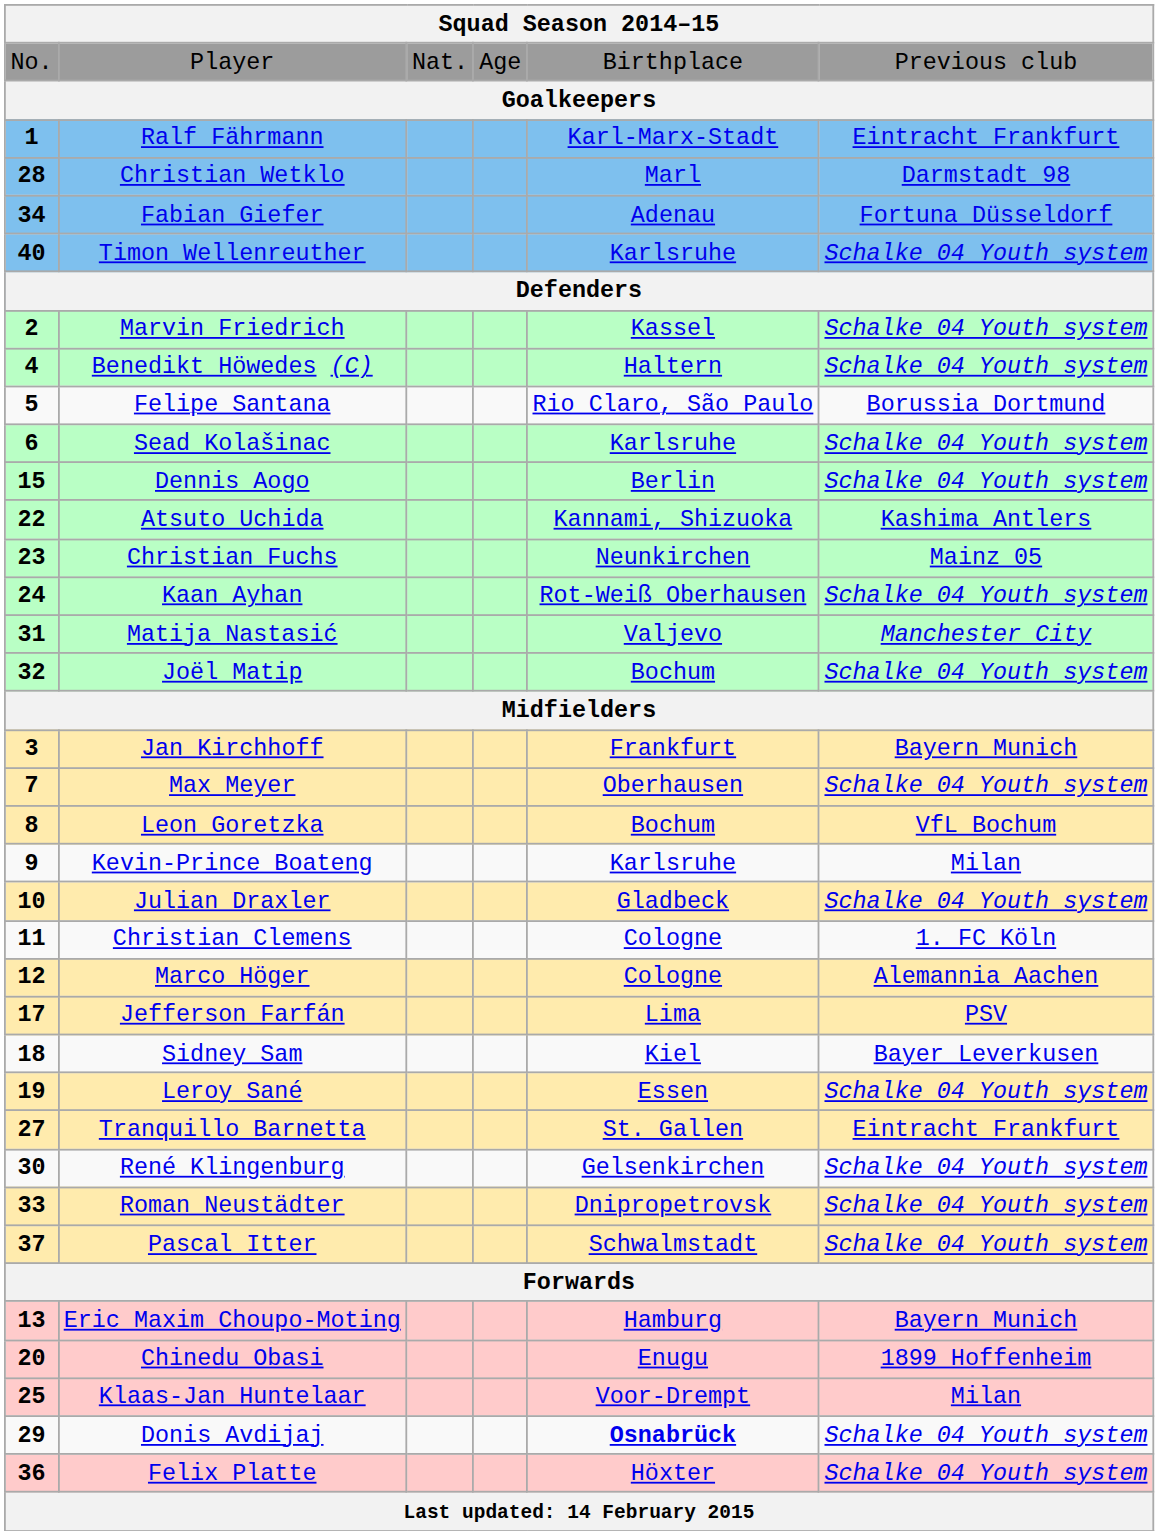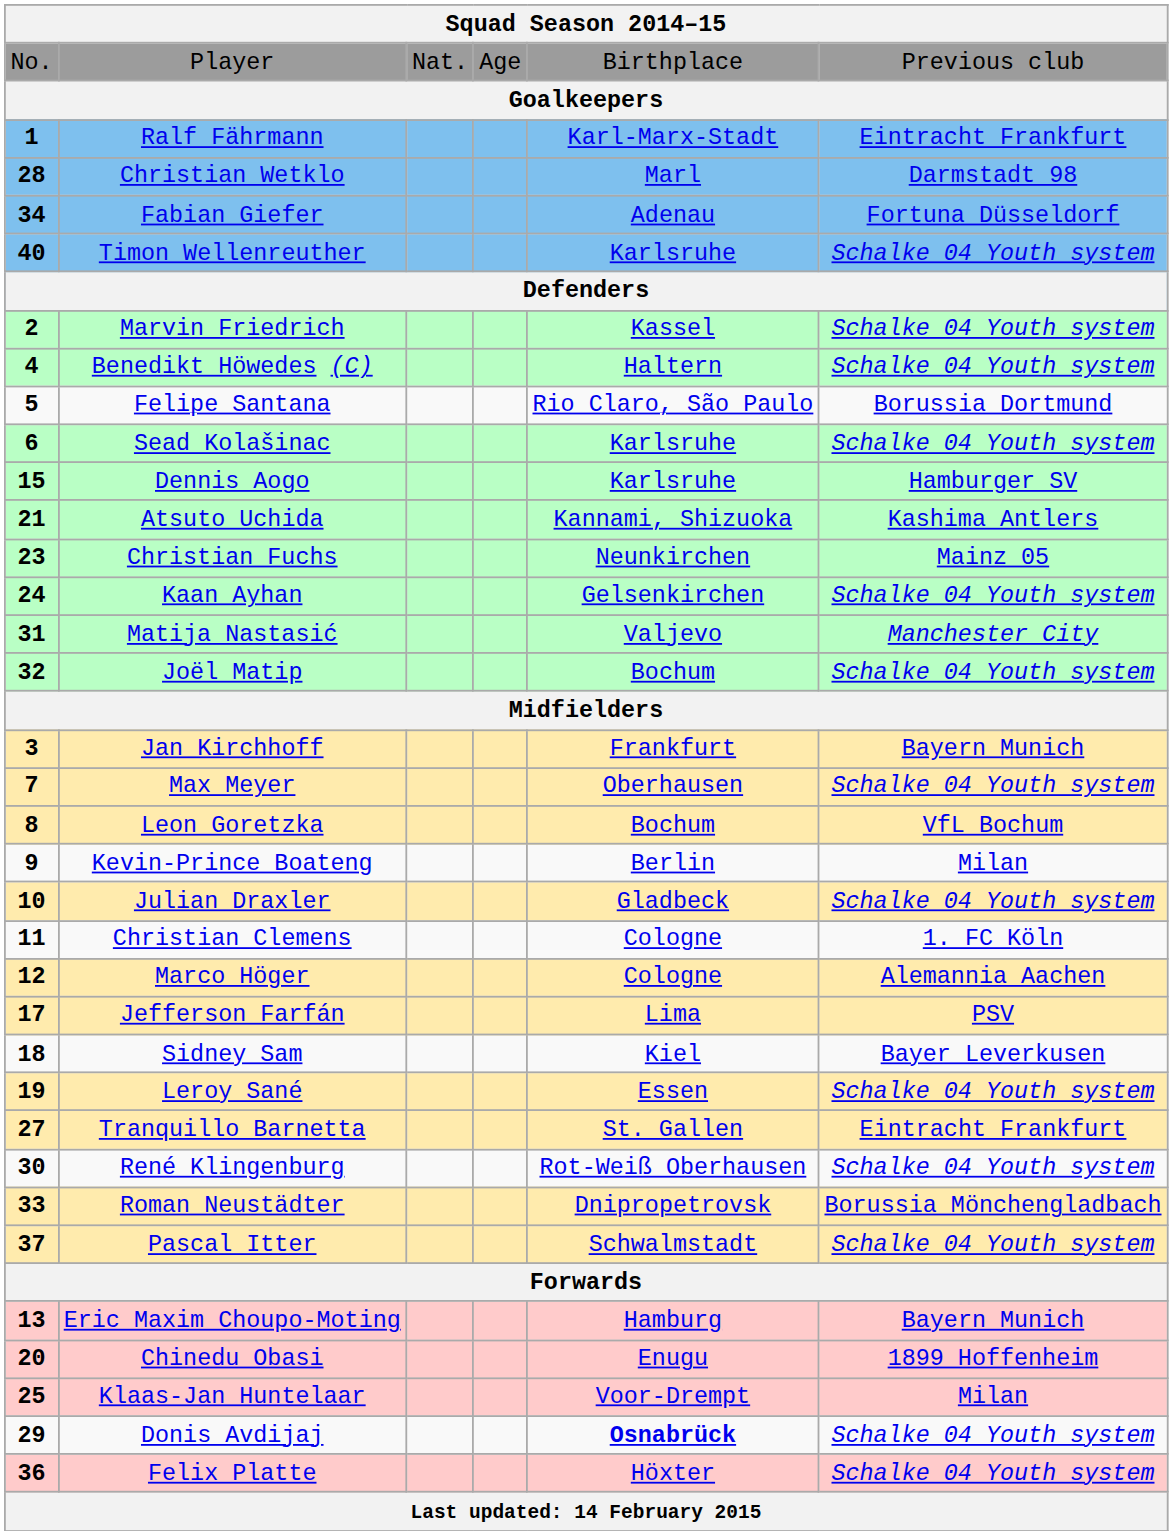(673, 482) Berlin -> (673, 482) Karlsruhe
(986, 482) Schalke 04 Youth system -> (993, 482) Hamburger SV
(32, 520) 22 -> (32, 520) 21
(673, 596) Rot-Weiß Oberhausen -> (673, 596) Gelsenkirchen
(673, 863) Karlsruhe -> (673, 863) Berlin
(673, 1168) Gelsenkirchen -> (673, 1168) Rot-Weiß Oberhausen
(986, 1206) Schalke 04 Youth system -> (993, 1206) Borussia Mönchengladbach
